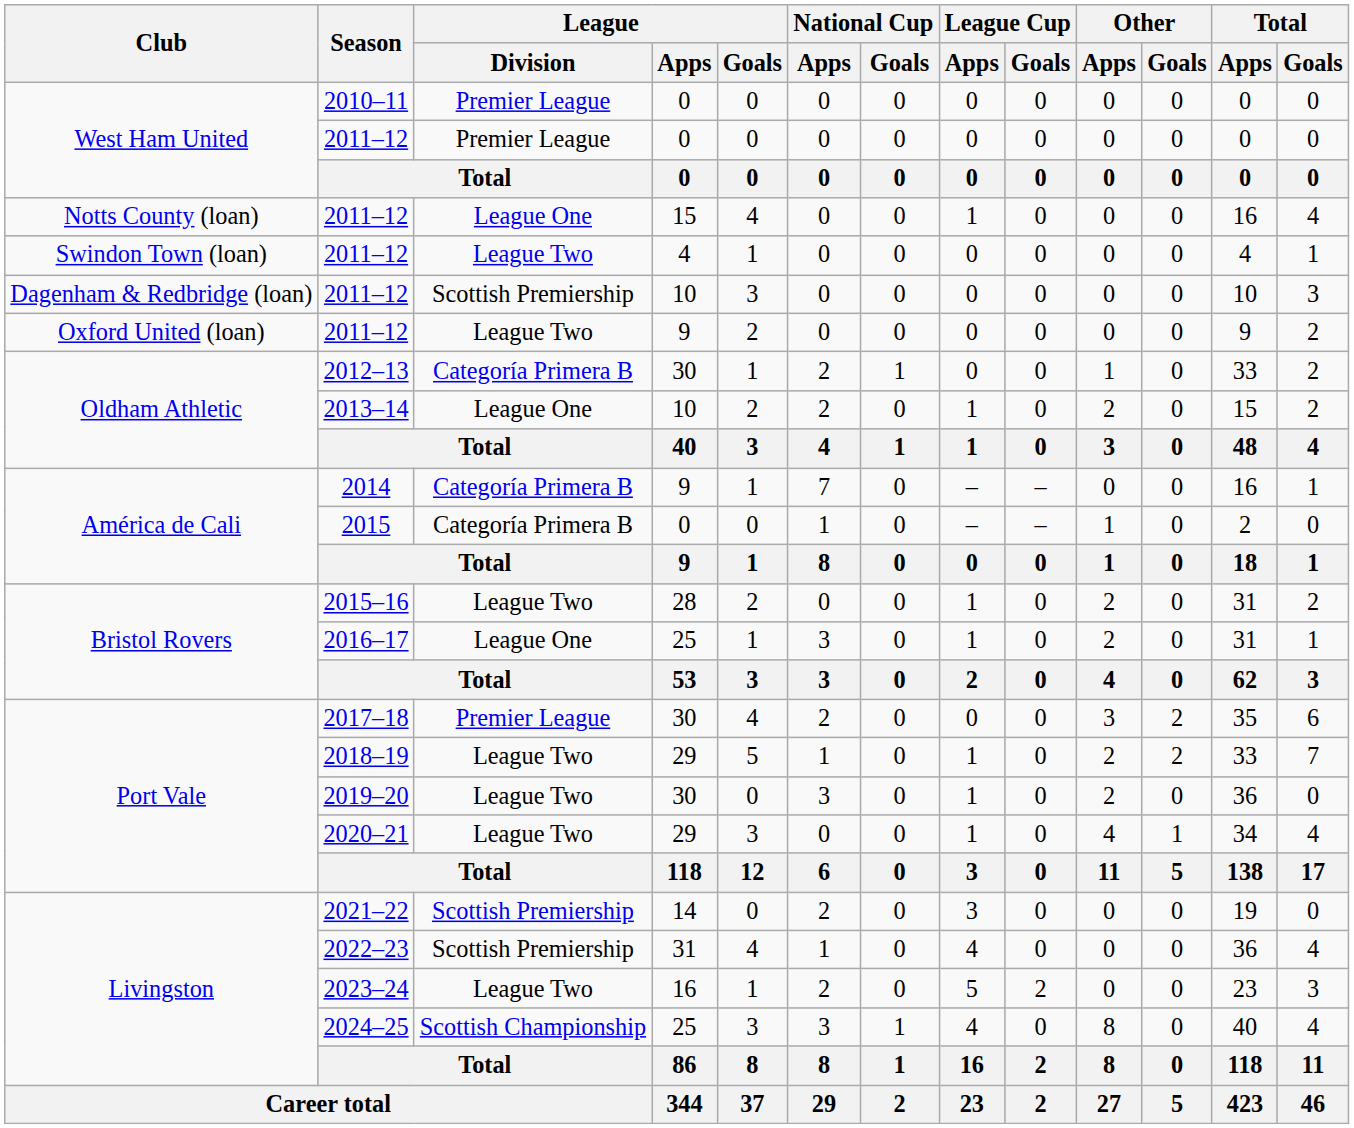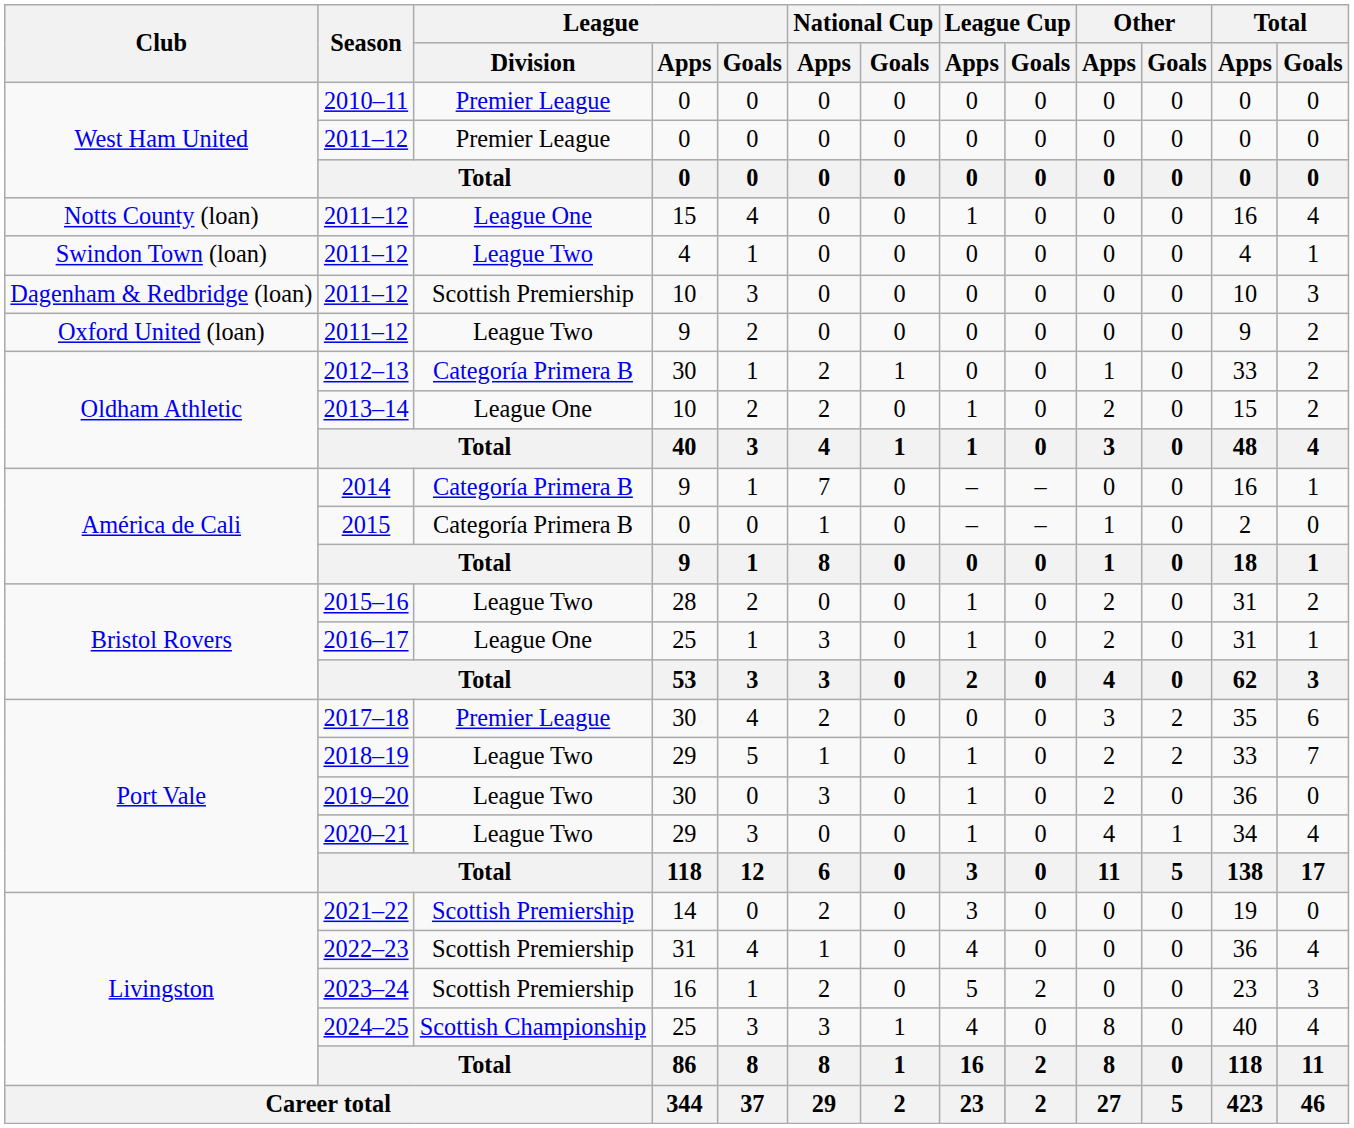(533, 988) League Two -> (533, 988) Scottish Premiership
